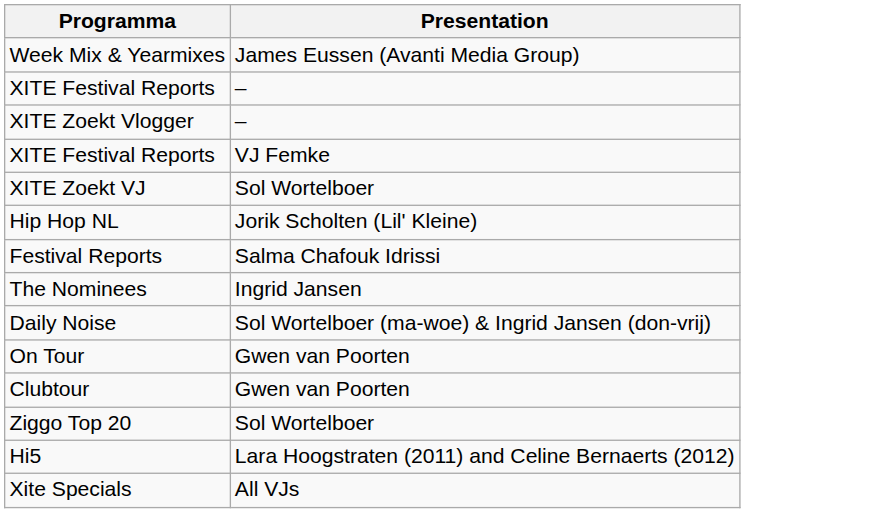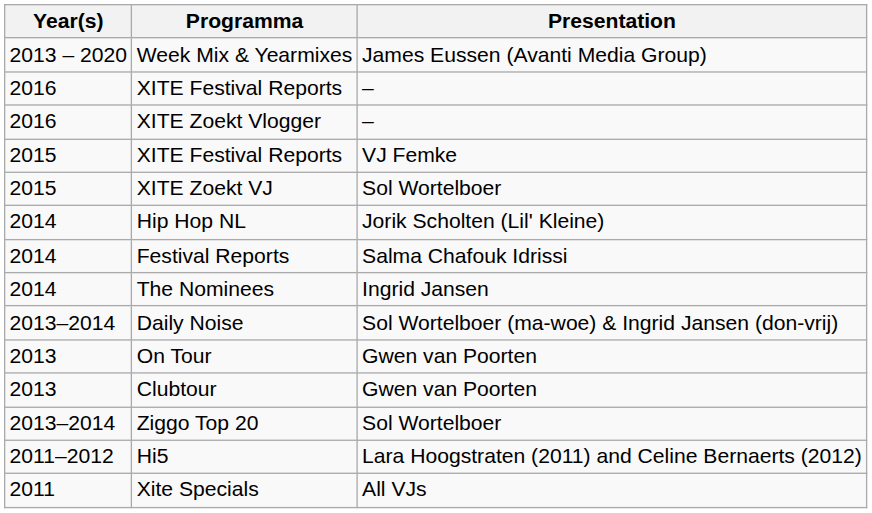+ column: (68, 21)
